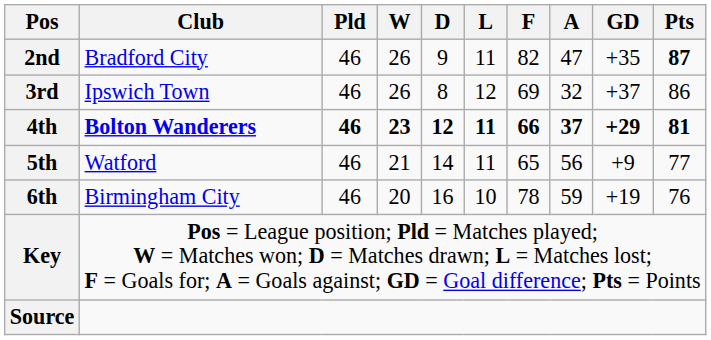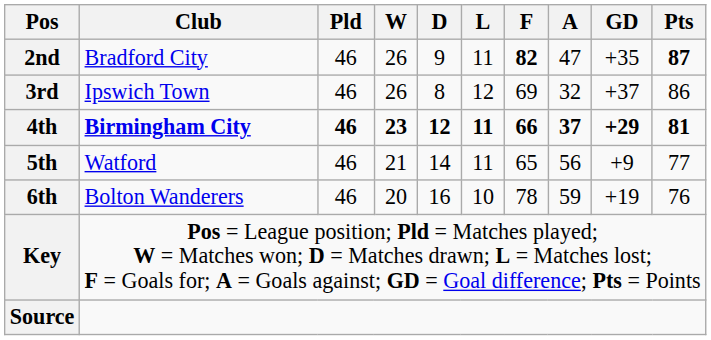(529, 57) normal -> (527, 57) bold
(170, 127) Bolton Wanderers -> (168, 127) Birmingham City
(162, 197) Birmingham City -> (164, 197) Bolton Wanderers
